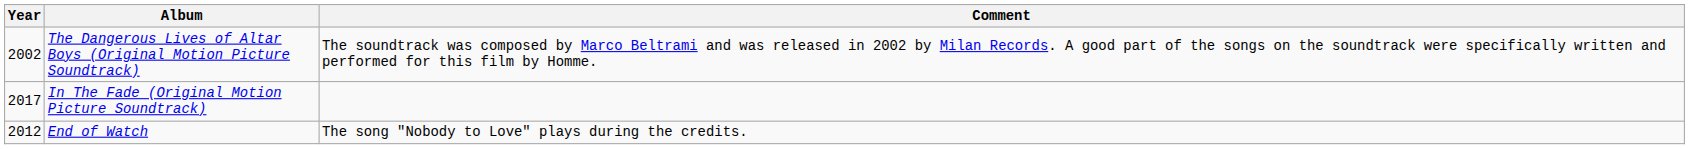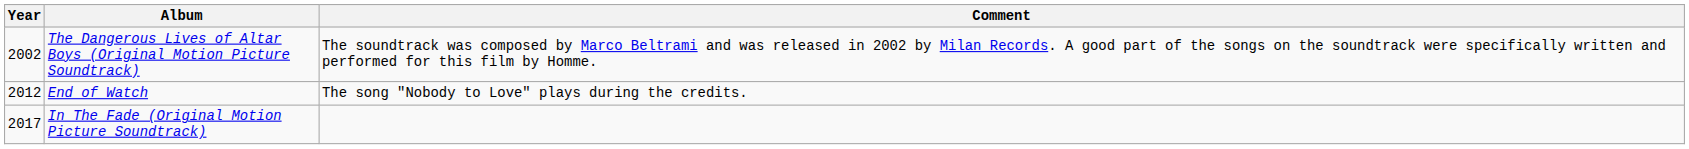rows swapped: (98, 132) <-> (165, 101)
